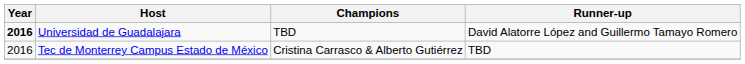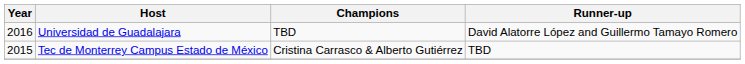(20, 31) bold -> (20, 31) normal
(20, 50) 2016 -> (20, 50) 2015
